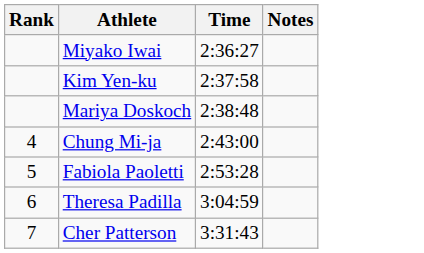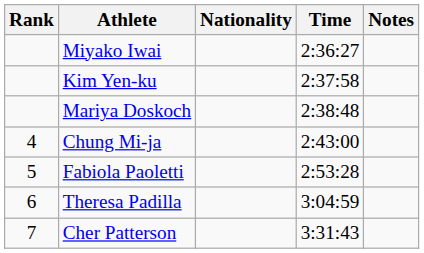+ column: (246, 19)
